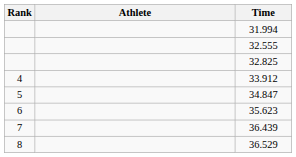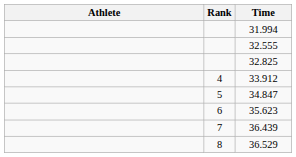columns swapped: (20, 12) <-> (135, 12)
